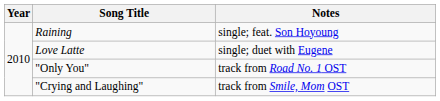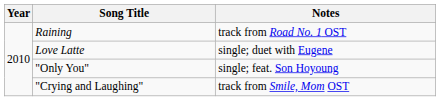(278, 31) single; feat. Son Hoyoung -> (282, 31) track from Road No. 1 OST
(282, 68) track from Road No. 1 OST -> (278, 68) single; feat. Son Hoyoung
